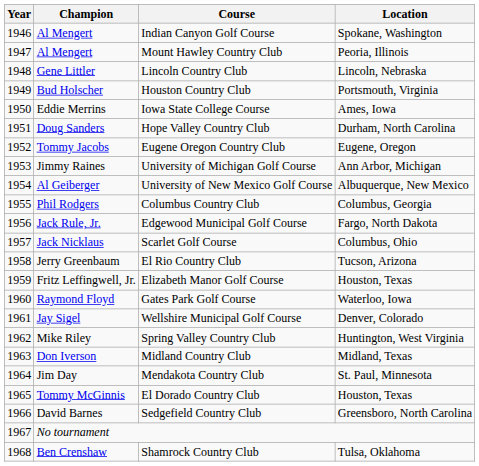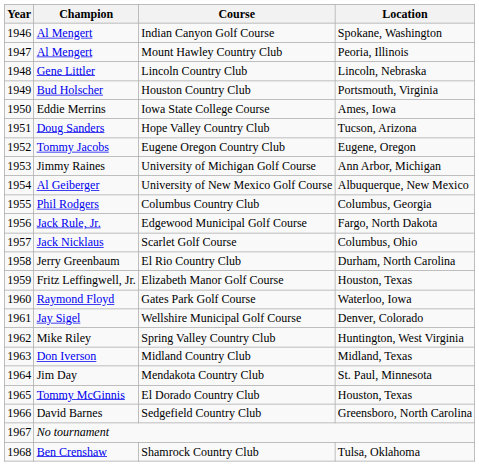(397, 128) Durham, North Carolina -> (377, 128) Tucson, Arizona
(377, 261) Tucson, Arizona -> (397, 261) Durham, North Carolina
